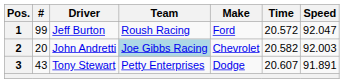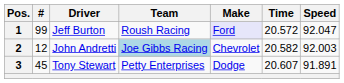(224, 31) no background -> (224, 31) lavender background
(41, 48) 20 -> (41, 48) 12
(41, 65) 43 -> (41, 65) 45
